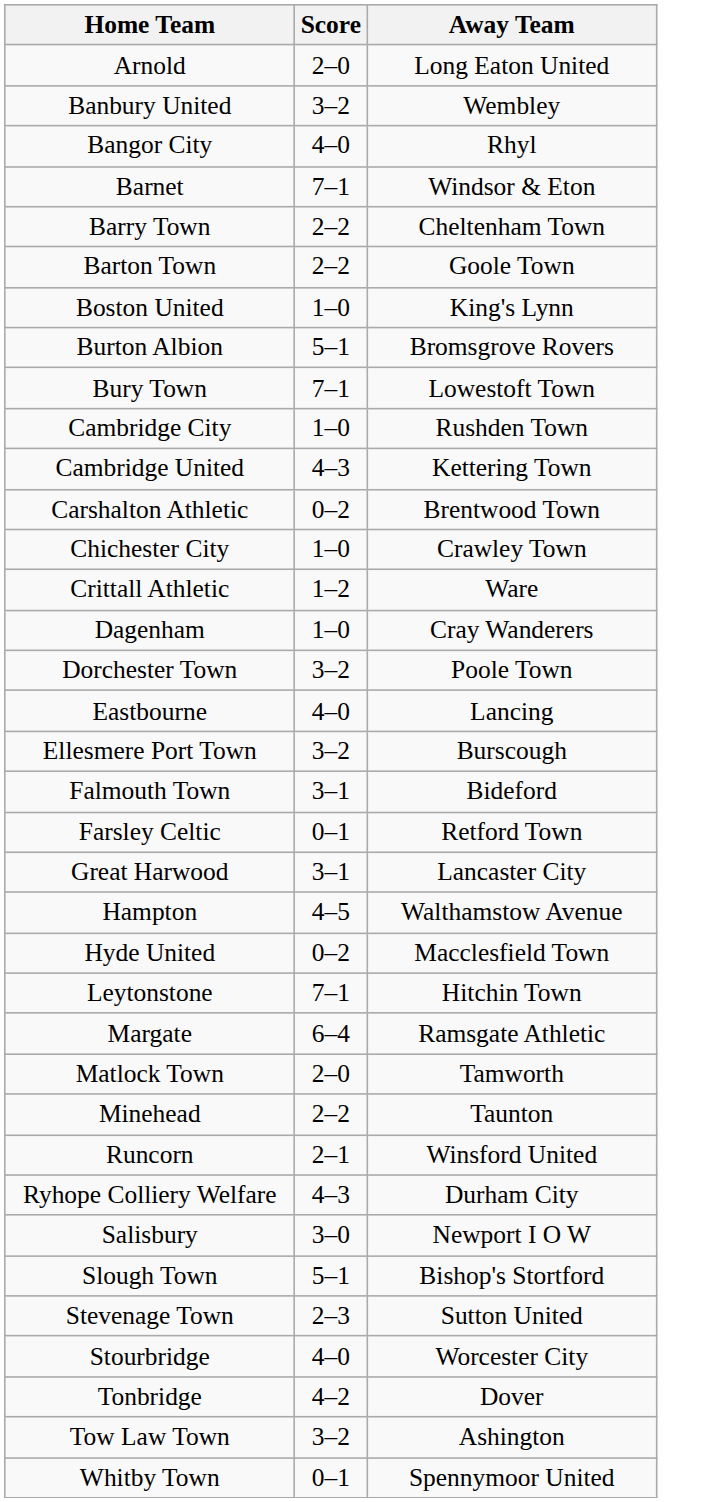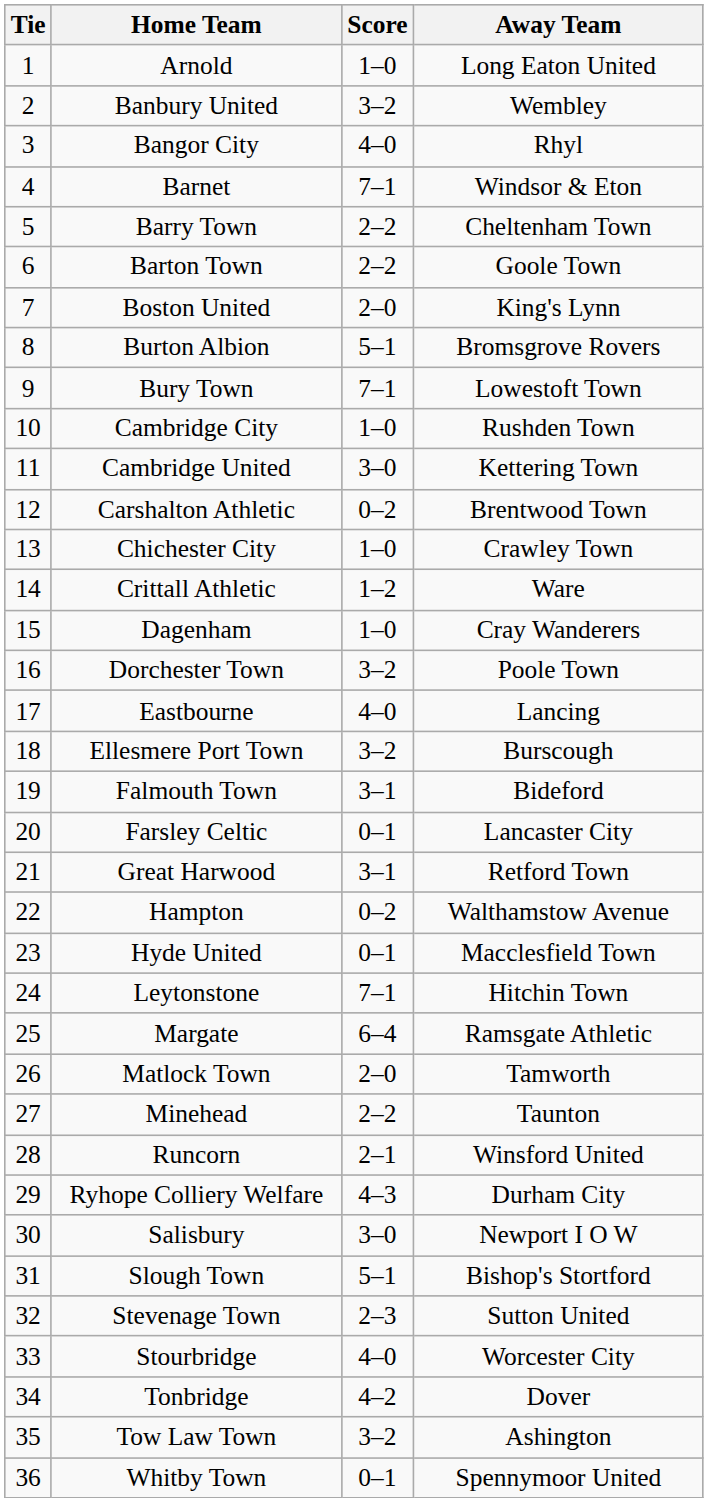+ column: (28, 24)
(331, 65) 2–0 -> (377, 65) 1–0
(331, 307) 1–0 -> (377, 307) 2–0
(331, 468) 4–3 -> (377, 468) 3–0
(512, 831) Retford Town -> (558, 831) Lancaster City
(512, 871) Lancaster City -> (558, 871) Retford Town
(331, 912) 4–5 -> (377, 912) 0–2
(331, 952) 0–2 -> (377, 952) 0–1
